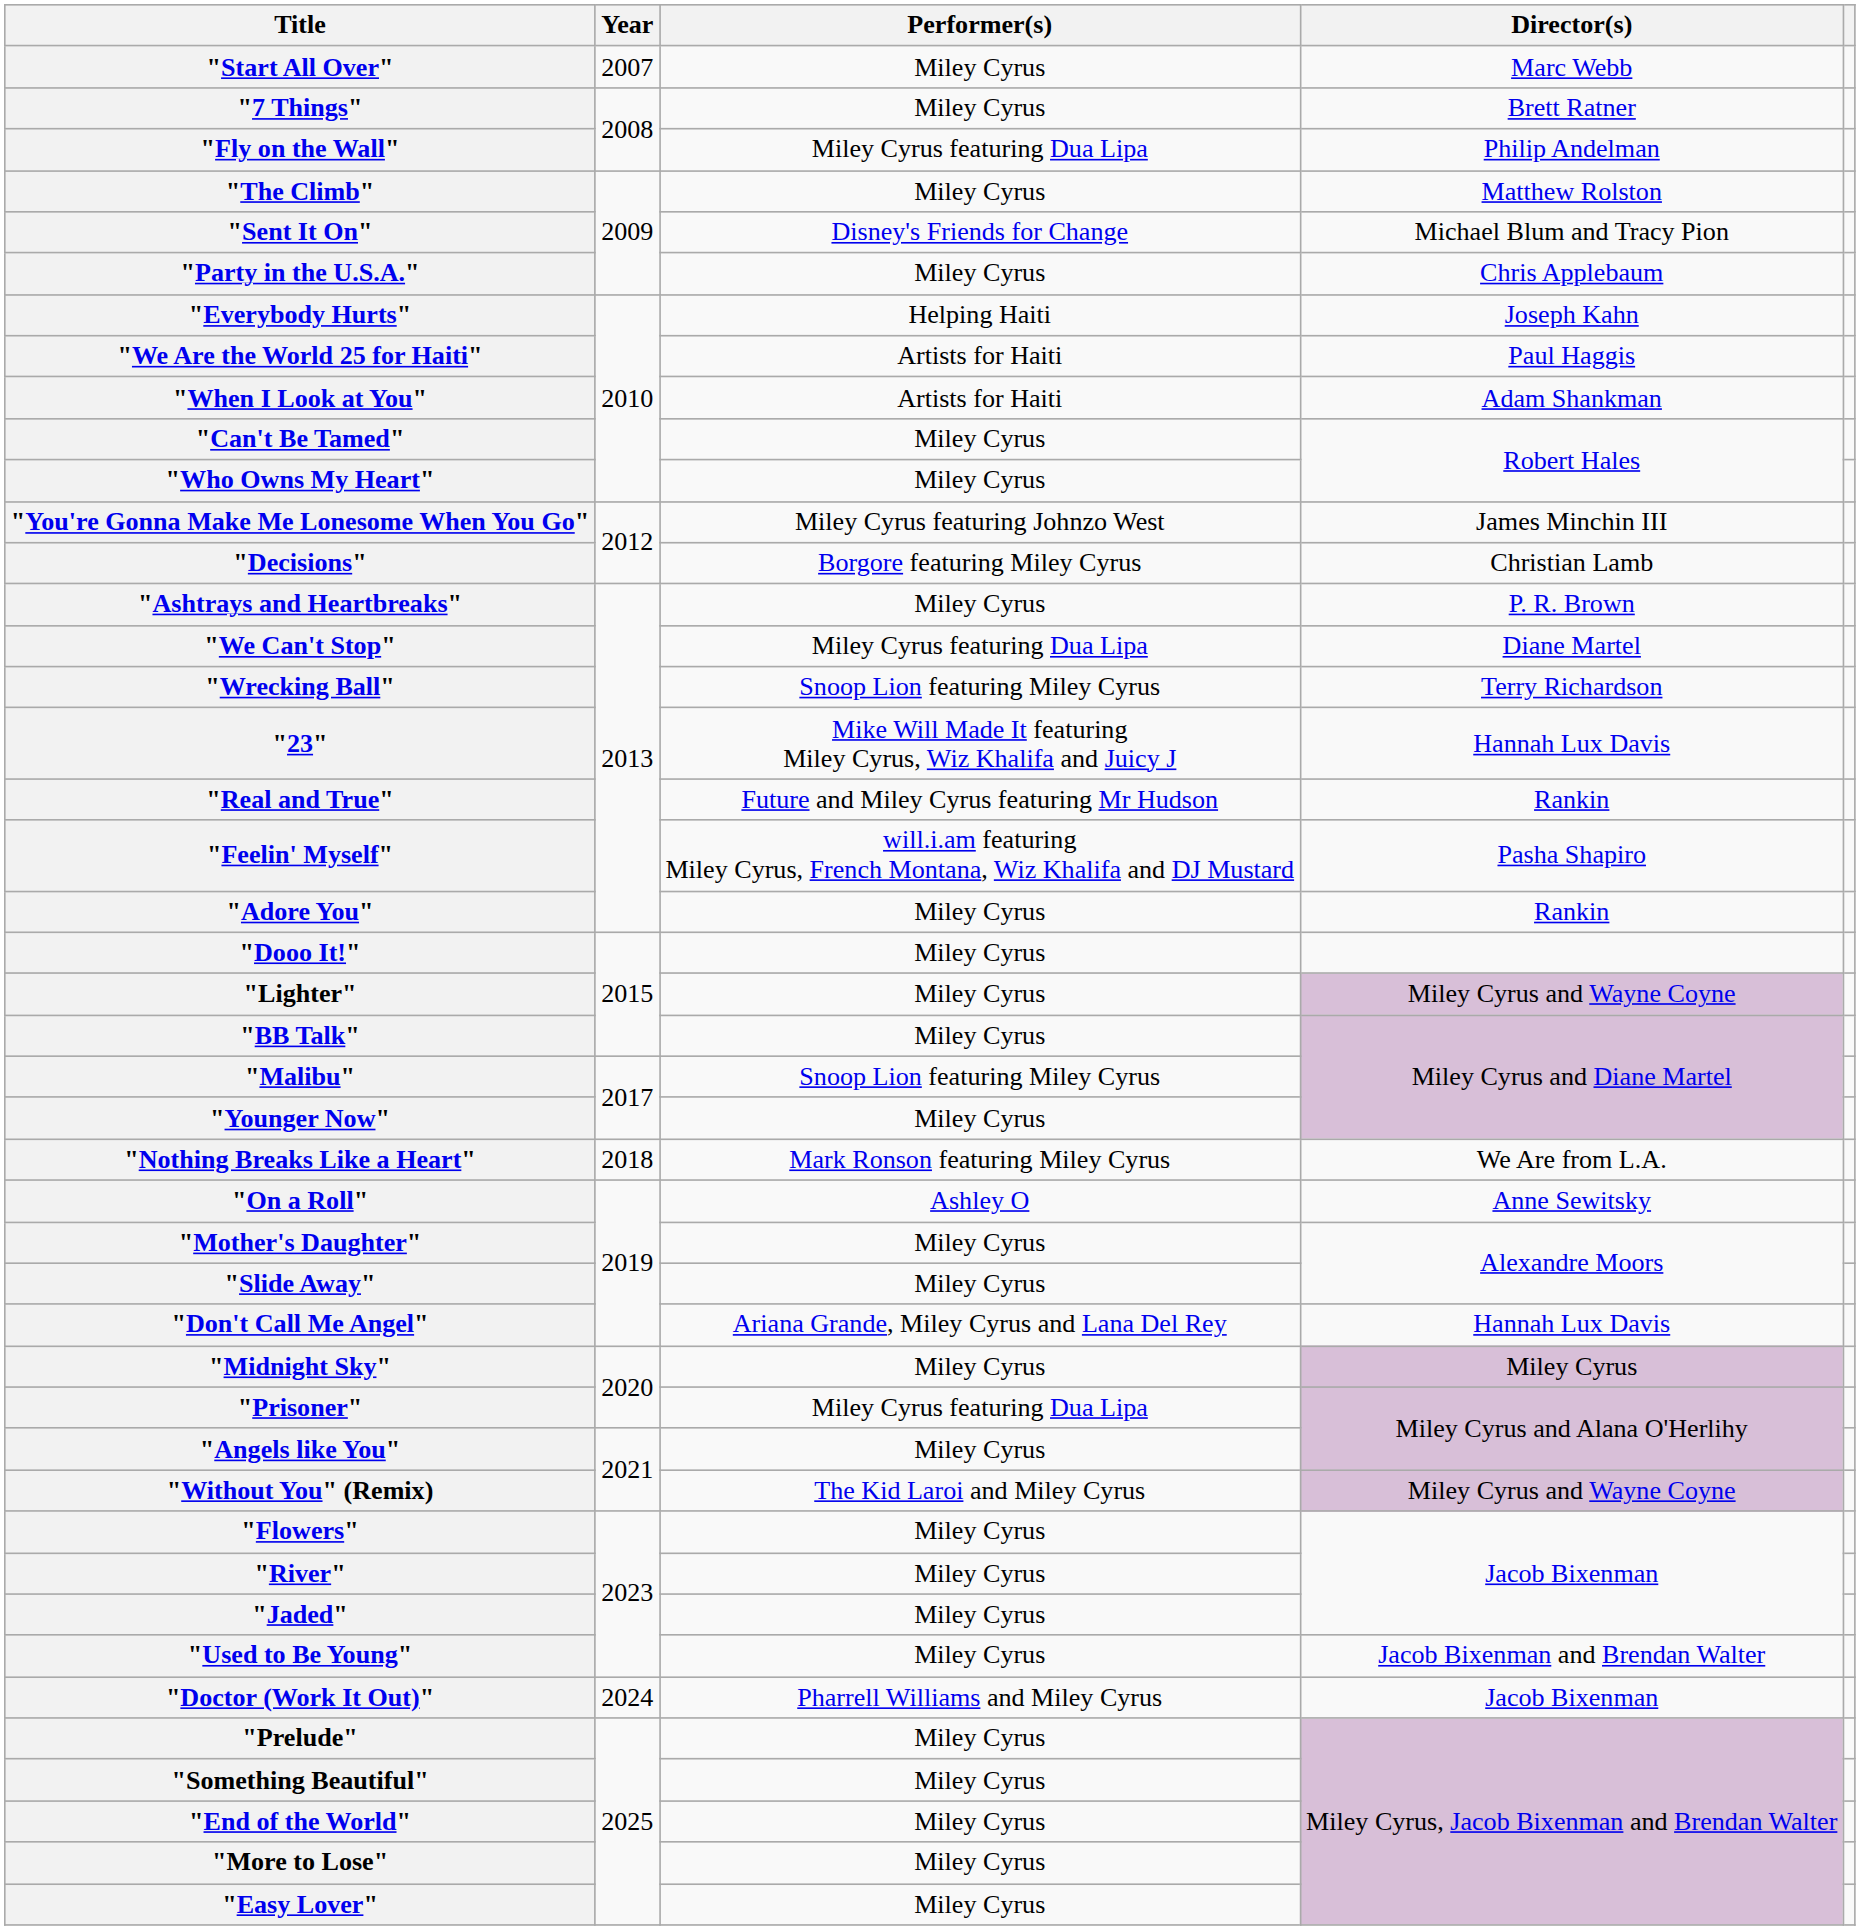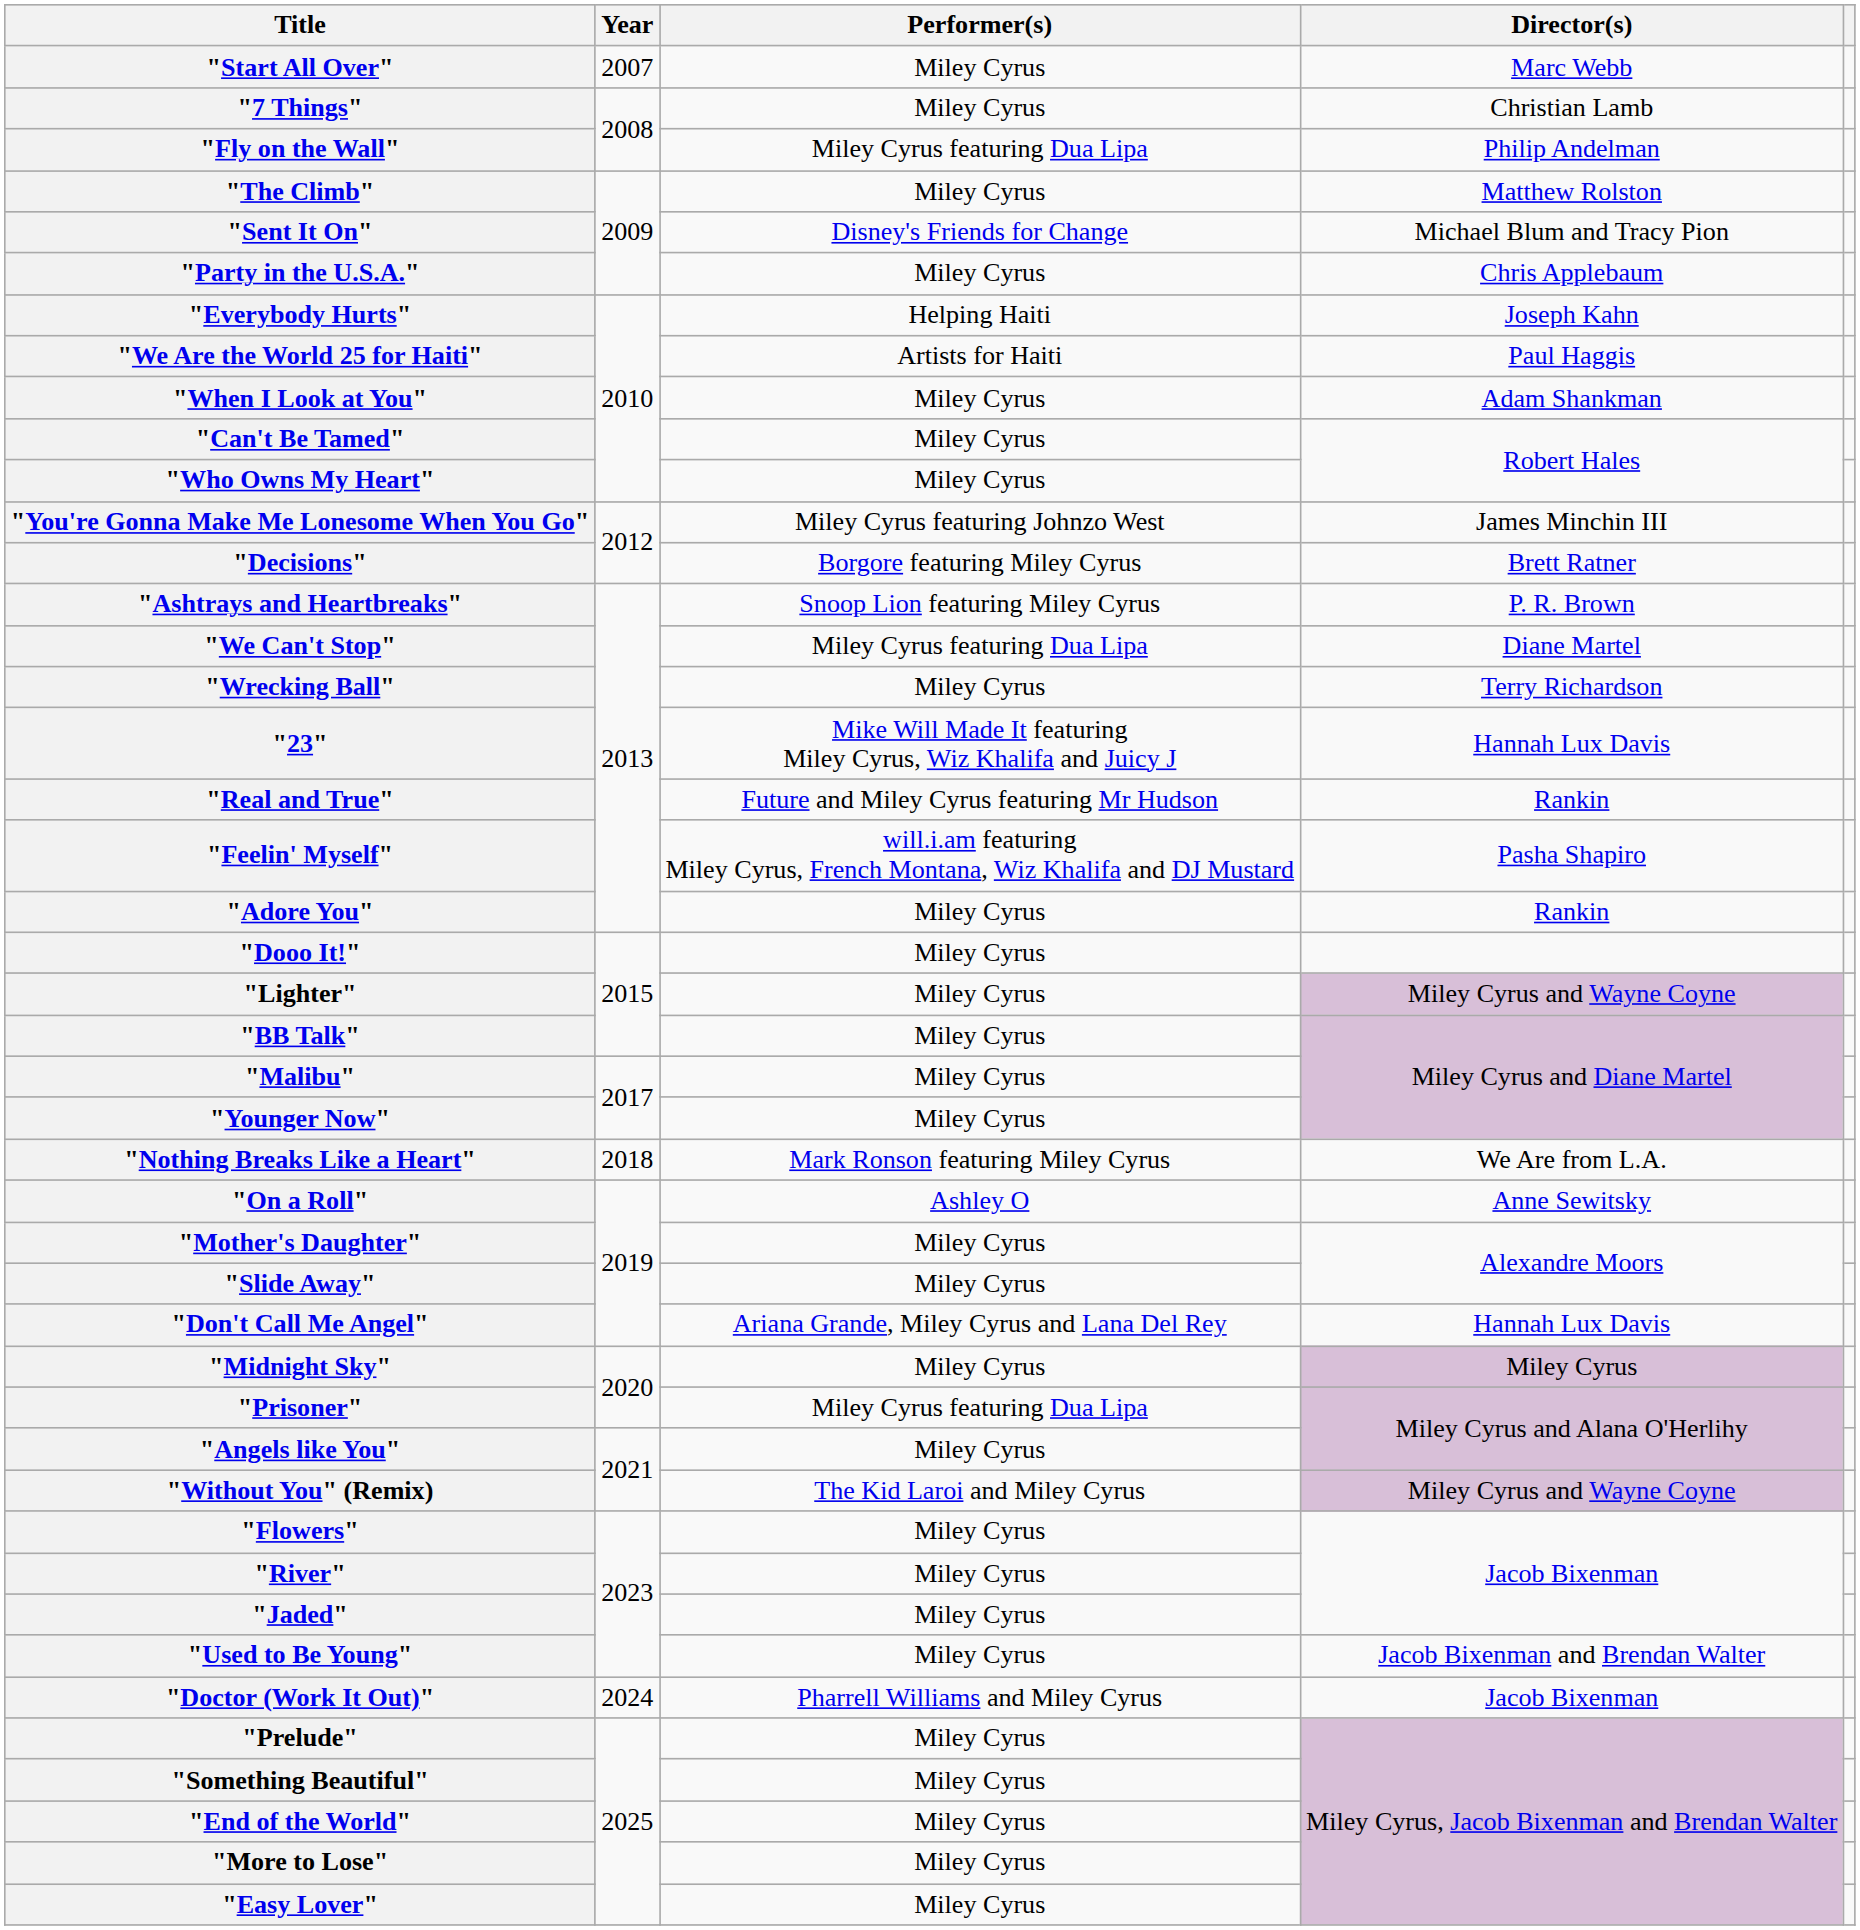(1572, 107) Brett Ratner -> (1572, 107) Christian Lamb
(980, 397) Artists for Haiti -> (980, 397) Miley Cyrus
(1572, 562) Christian Lamb -> (1572, 562) Brett Ratner
(980, 604) Miley Cyrus -> (980, 604) Snoop Lion featuring Miley Cyrus
(980, 686) Snoop Lion featuring Miley Cyrus -> (980, 686) Miley Cyrus
(980, 1076) Snoop Lion featuring Miley Cyrus -> (980, 1076) Miley Cyrus
